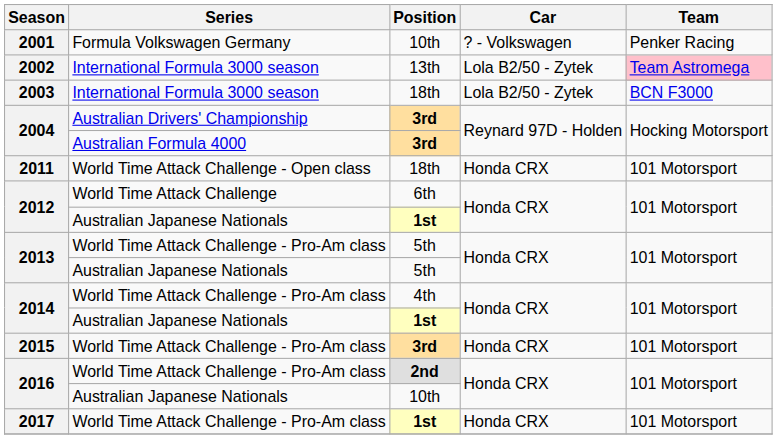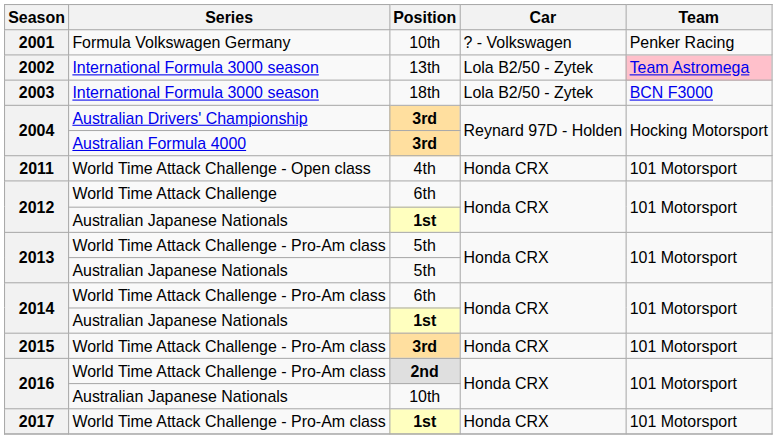(425, 169) 18th -> (425, 169) 4th
(425, 295) 4th -> (425, 295) 6th
